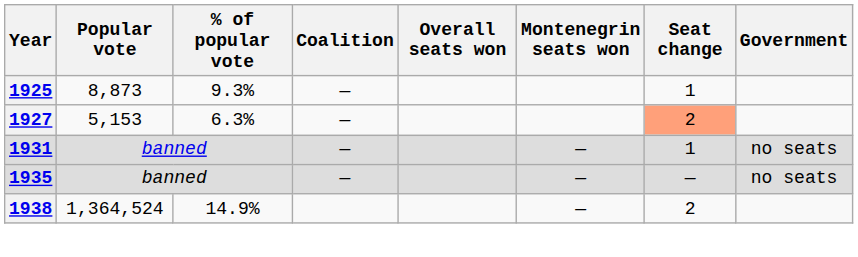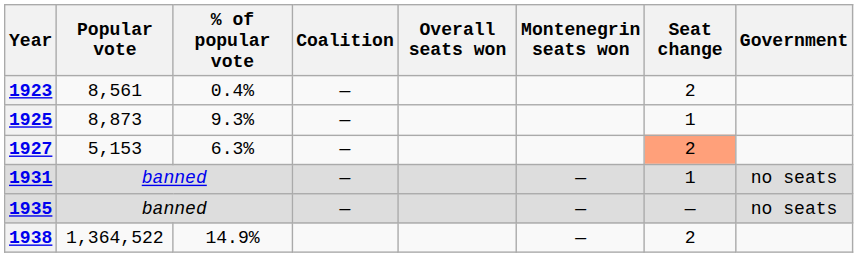+ row: (31, 91)
(115, 208) 1,364,524 -> (115, 238) 1,364,522
